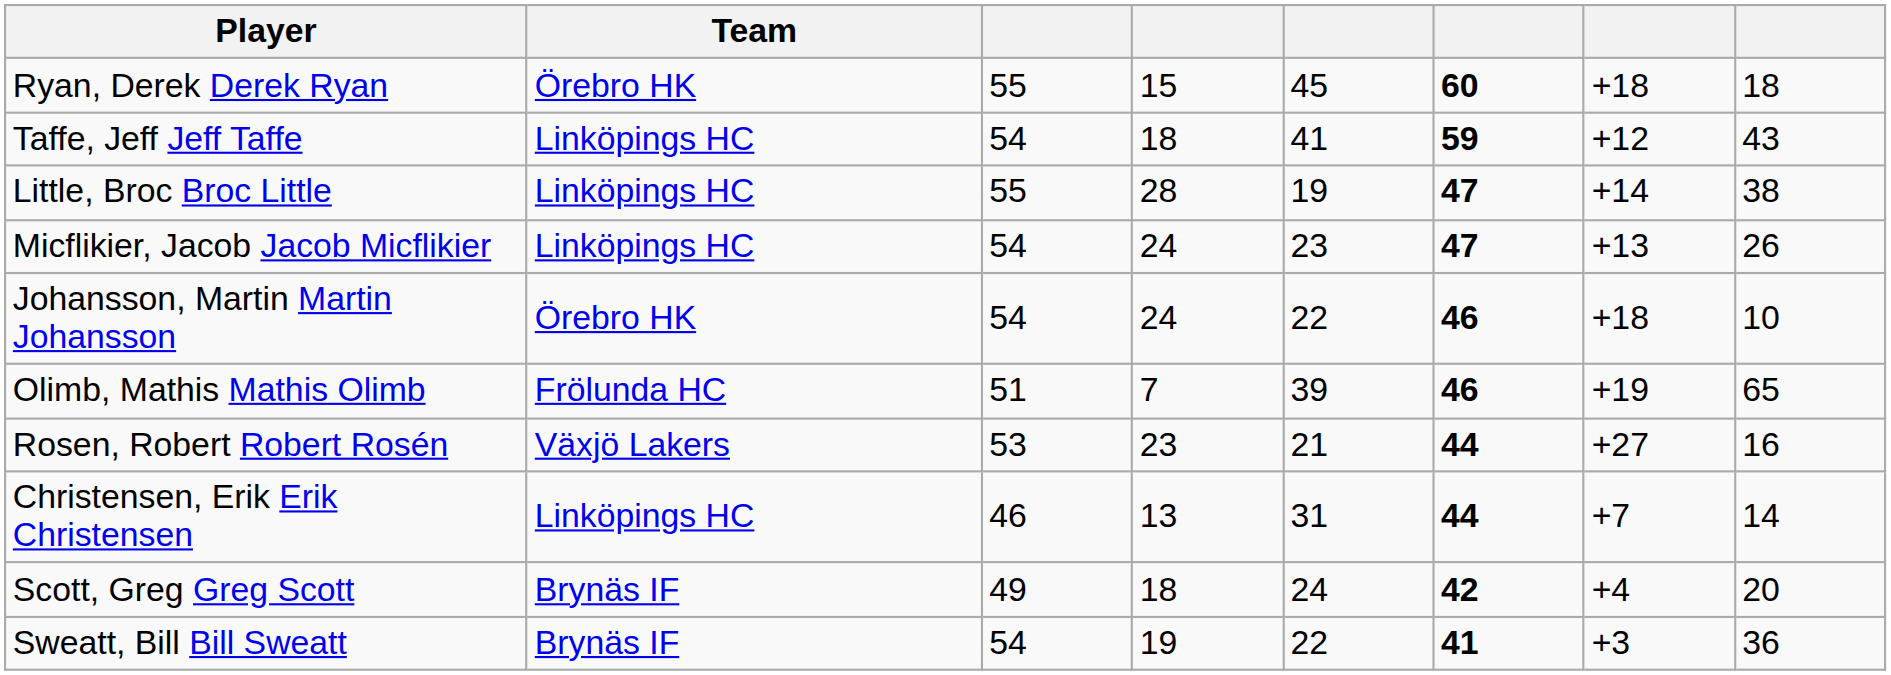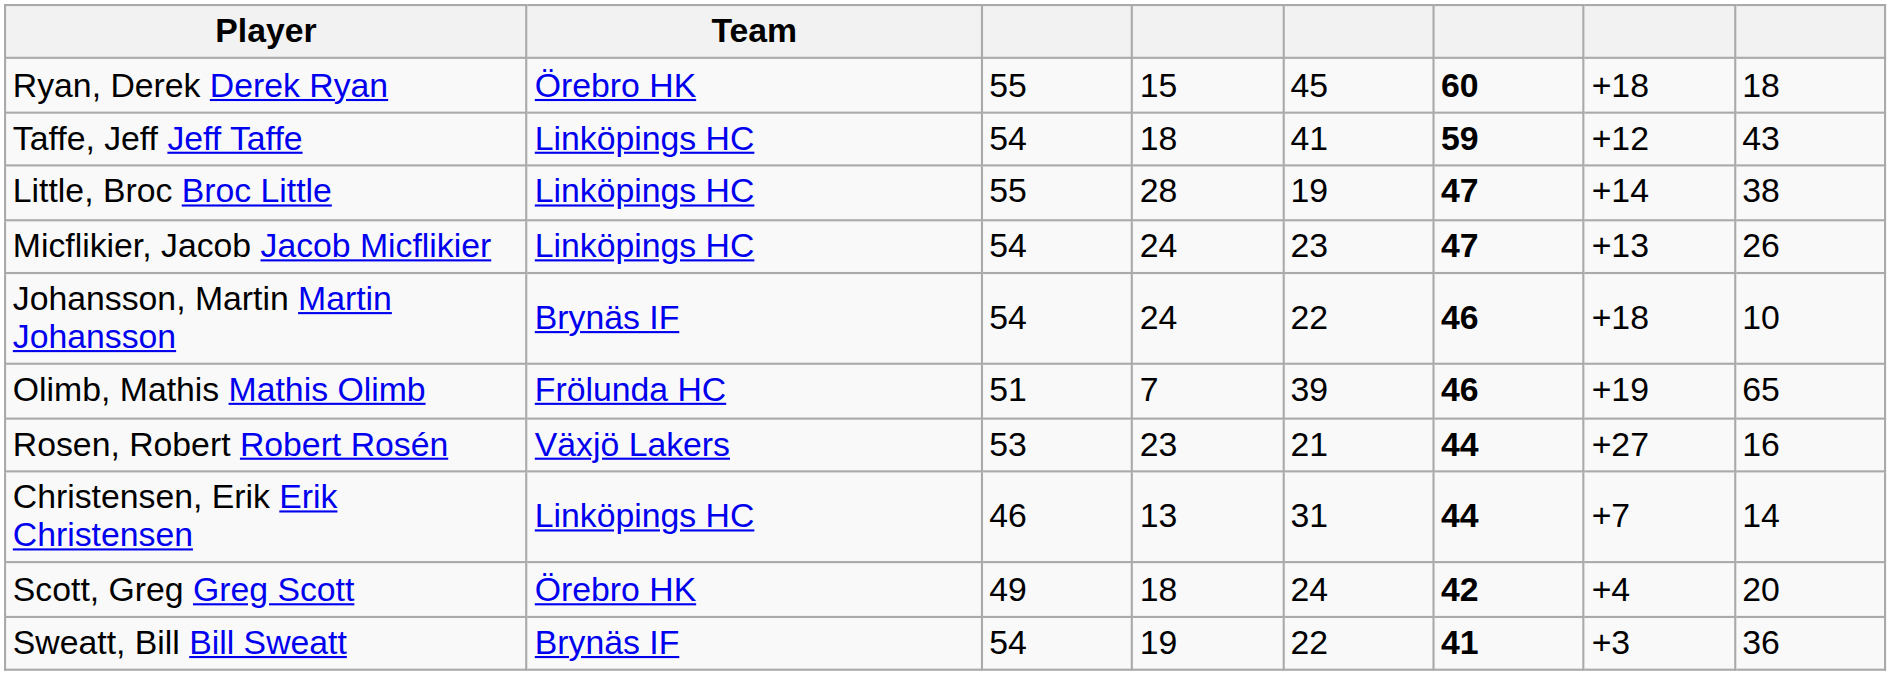(615, 317) Örebro HK -> (607, 317) Brynäs IF
(607, 589) Brynäs IF -> (615, 589) Örebro HK
